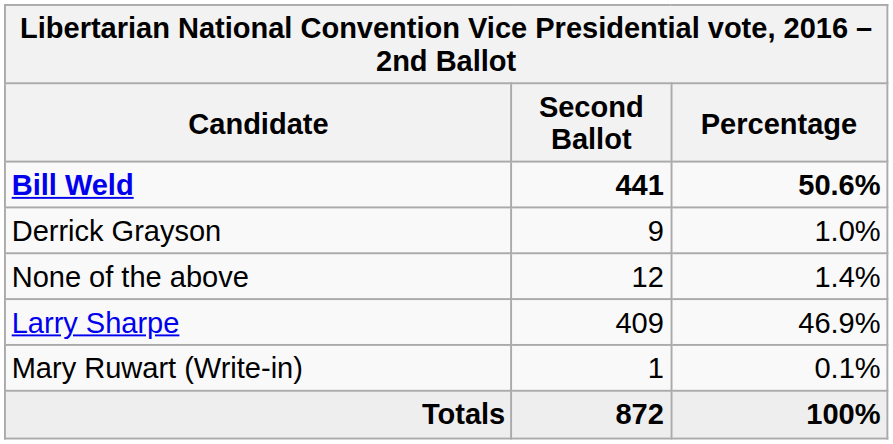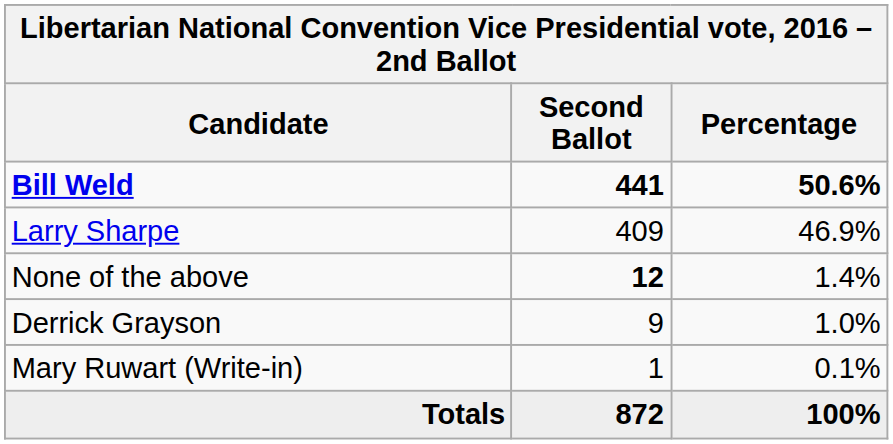rows swapped: (96, 323) <-> (116, 231)
(648, 277) normal -> (648, 277) bold
